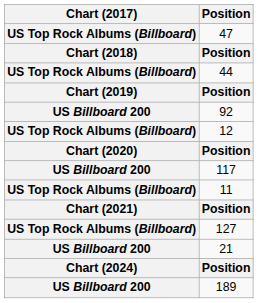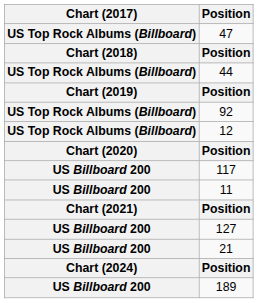(102, 111) US Billboard 200 -> (102, 111) US Top Rock Albums (Billboard)
(102, 190) US Top Rock Albums (Billboard) -> (102, 190) US Billboard 200
(102, 229) US Top Rock Albums (Billboard) -> (102, 229) US Billboard 200
